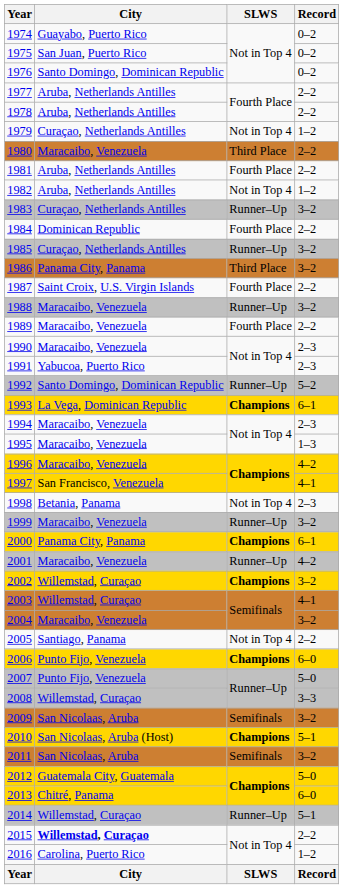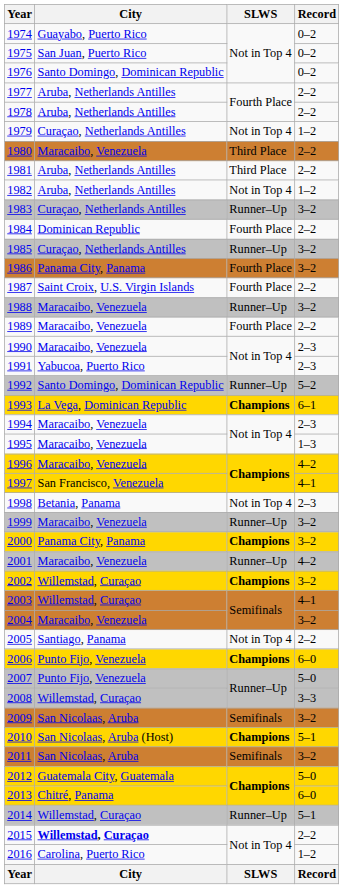(261, 170) Fourth Place -> (258, 170) Third Place
(258, 268) Third Place -> (261, 268) Fourth Place
(307, 541) 6–1 -> (307, 541) 3–2
